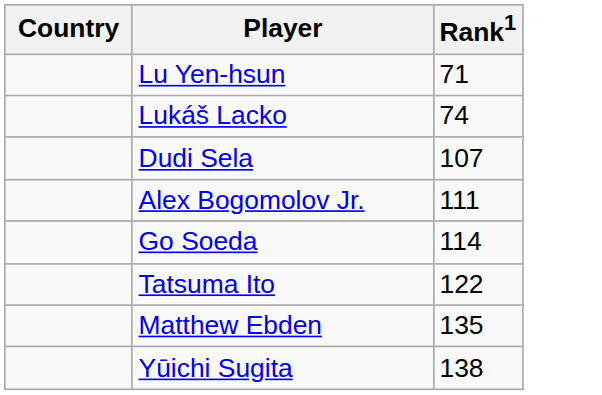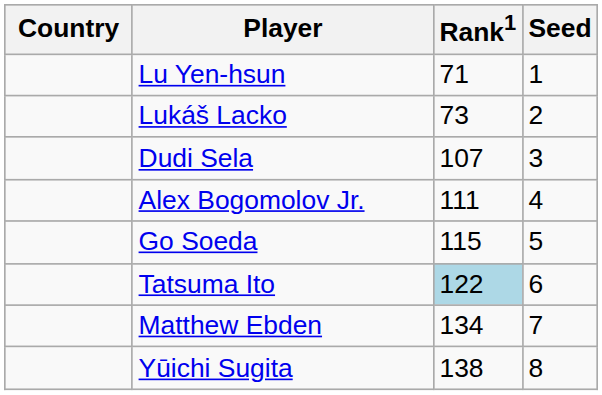+ column: (560, 28)
(454, 116) 74 -> (454, 116) 73
(461, 241) 114 -> (461, 241) 115
(462, 283) no background -> (462, 283) lightblue background
(462, 325) 135 -> (462, 325) 134
